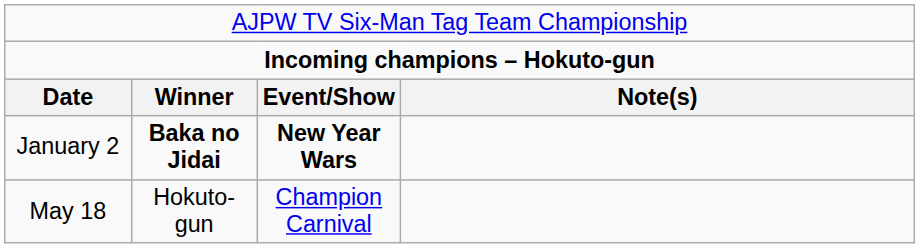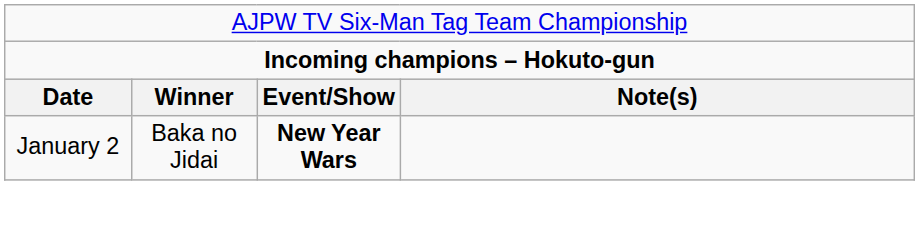(194, 147) bold -> (194, 147) normal
- row: (68, 210)
